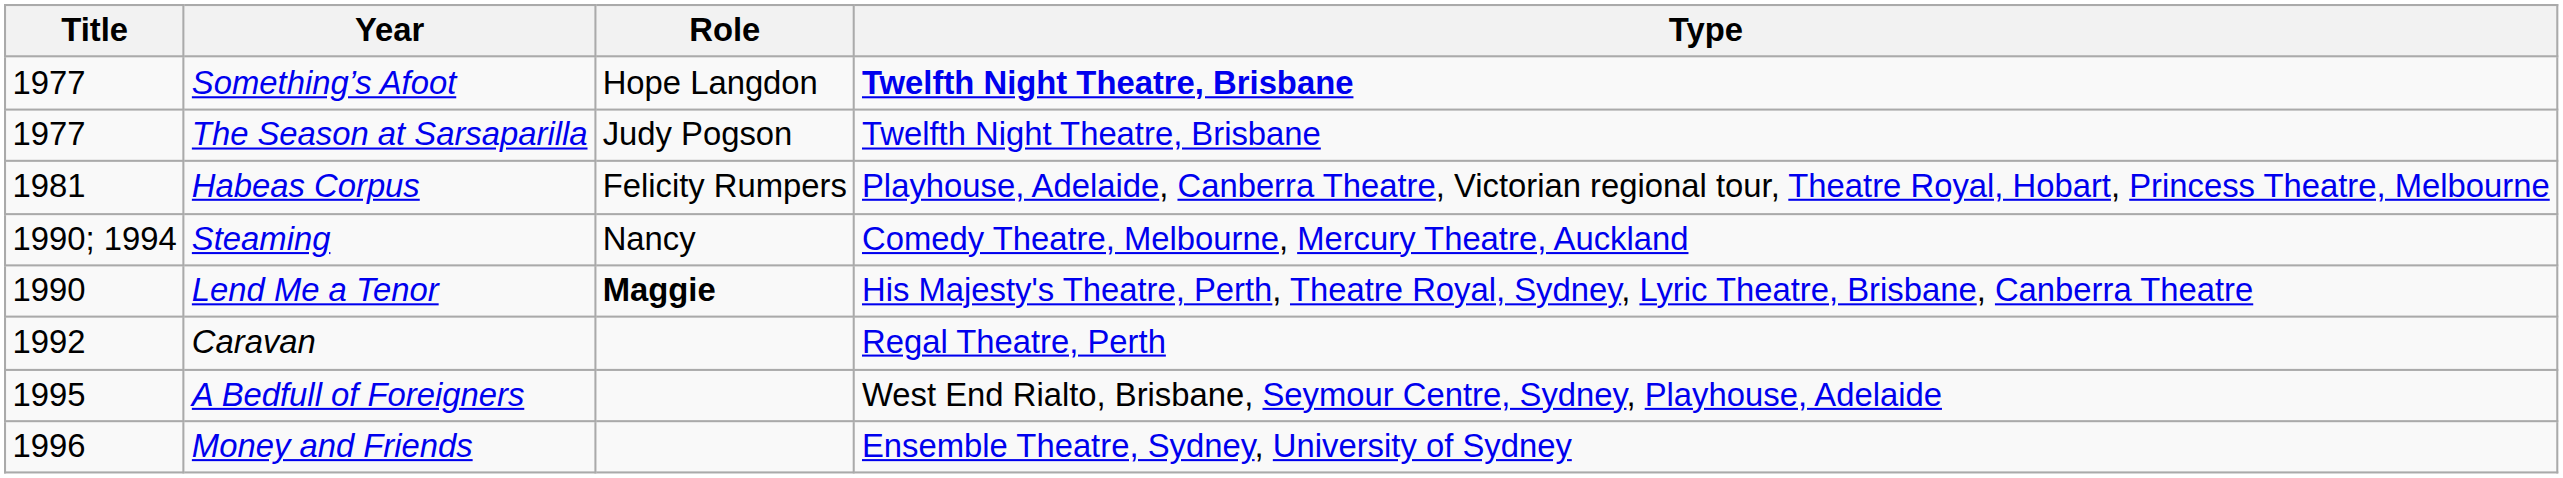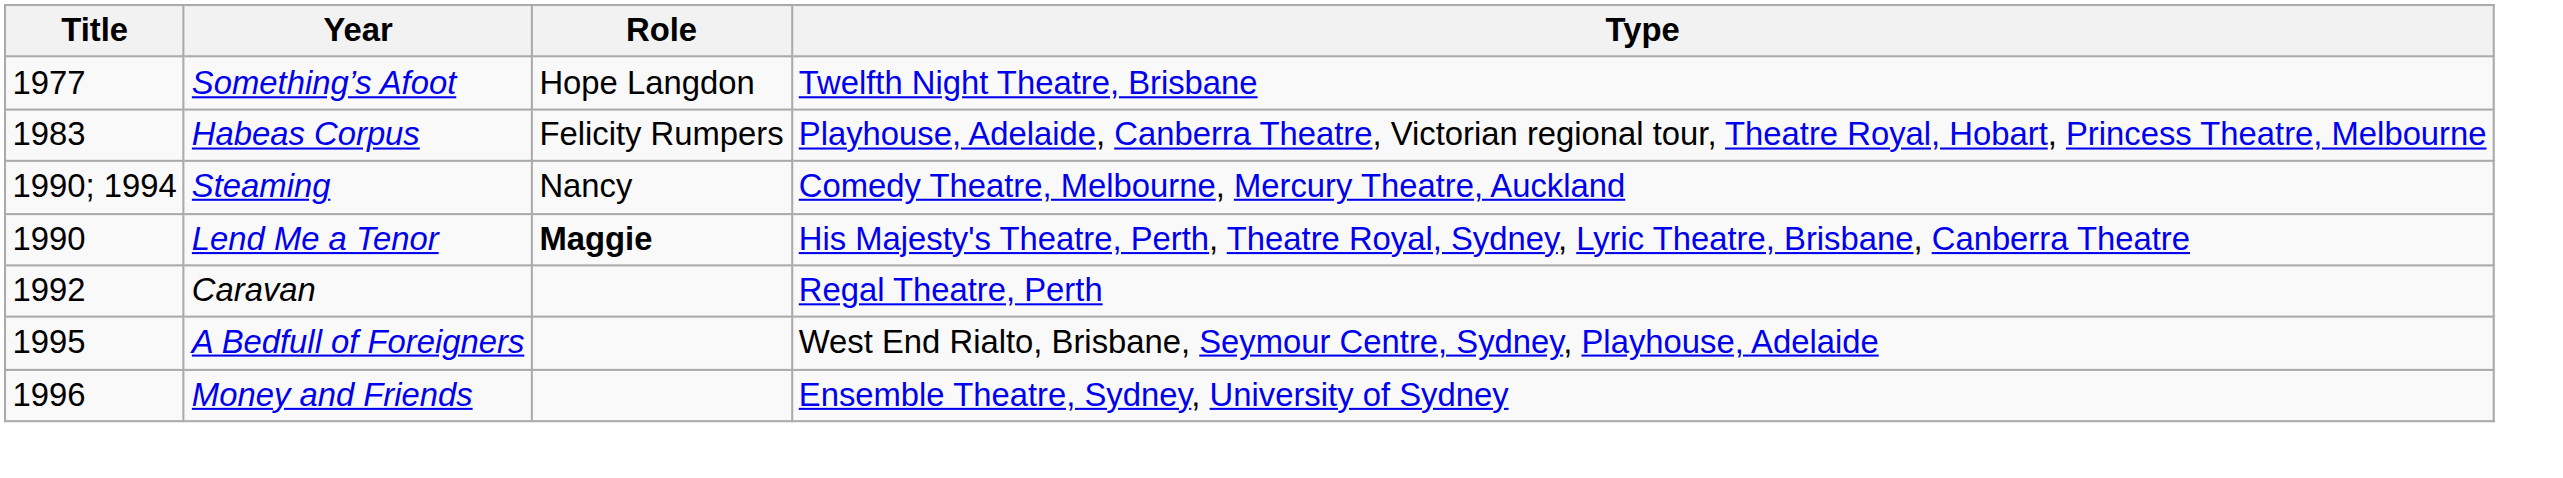(1108, 82) bold -> (1028, 82) normal
- row: (390, 134)
(49, 186) 1981 -> (49, 134) 1983
